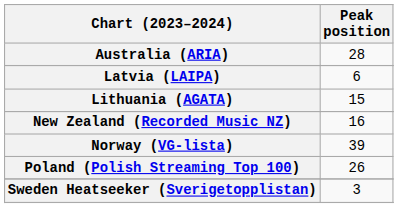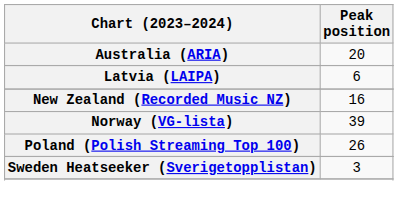(357, 55) 28 -> (357, 55) 20
- row: (162, 100)
